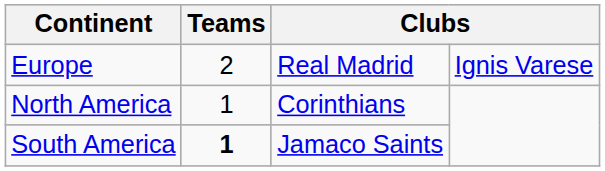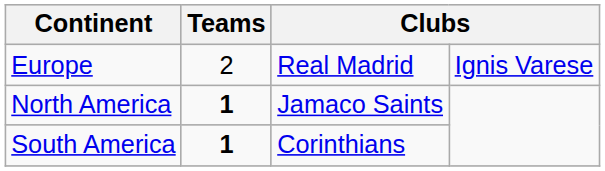(226, 104) normal -> (226, 104) bold
(341, 104) Corinthians -> (360, 104) Jamaco Saints
(360, 144) Jamaco Saints -> (341, 144) Corinthians
